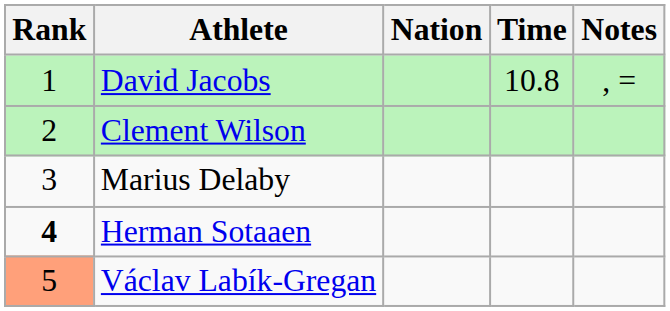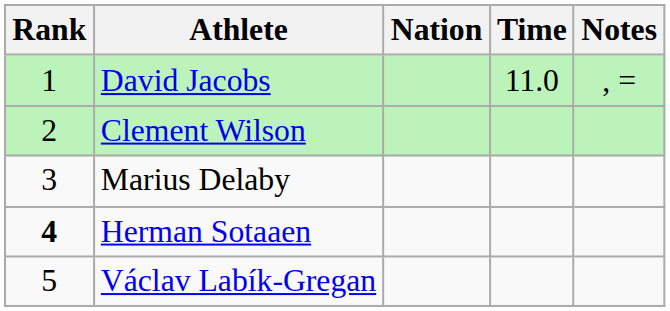(532, 79) 10.8 -> (532, 79) 11.0
(49, 280) lightsalmon background -> (49, 280) no background
